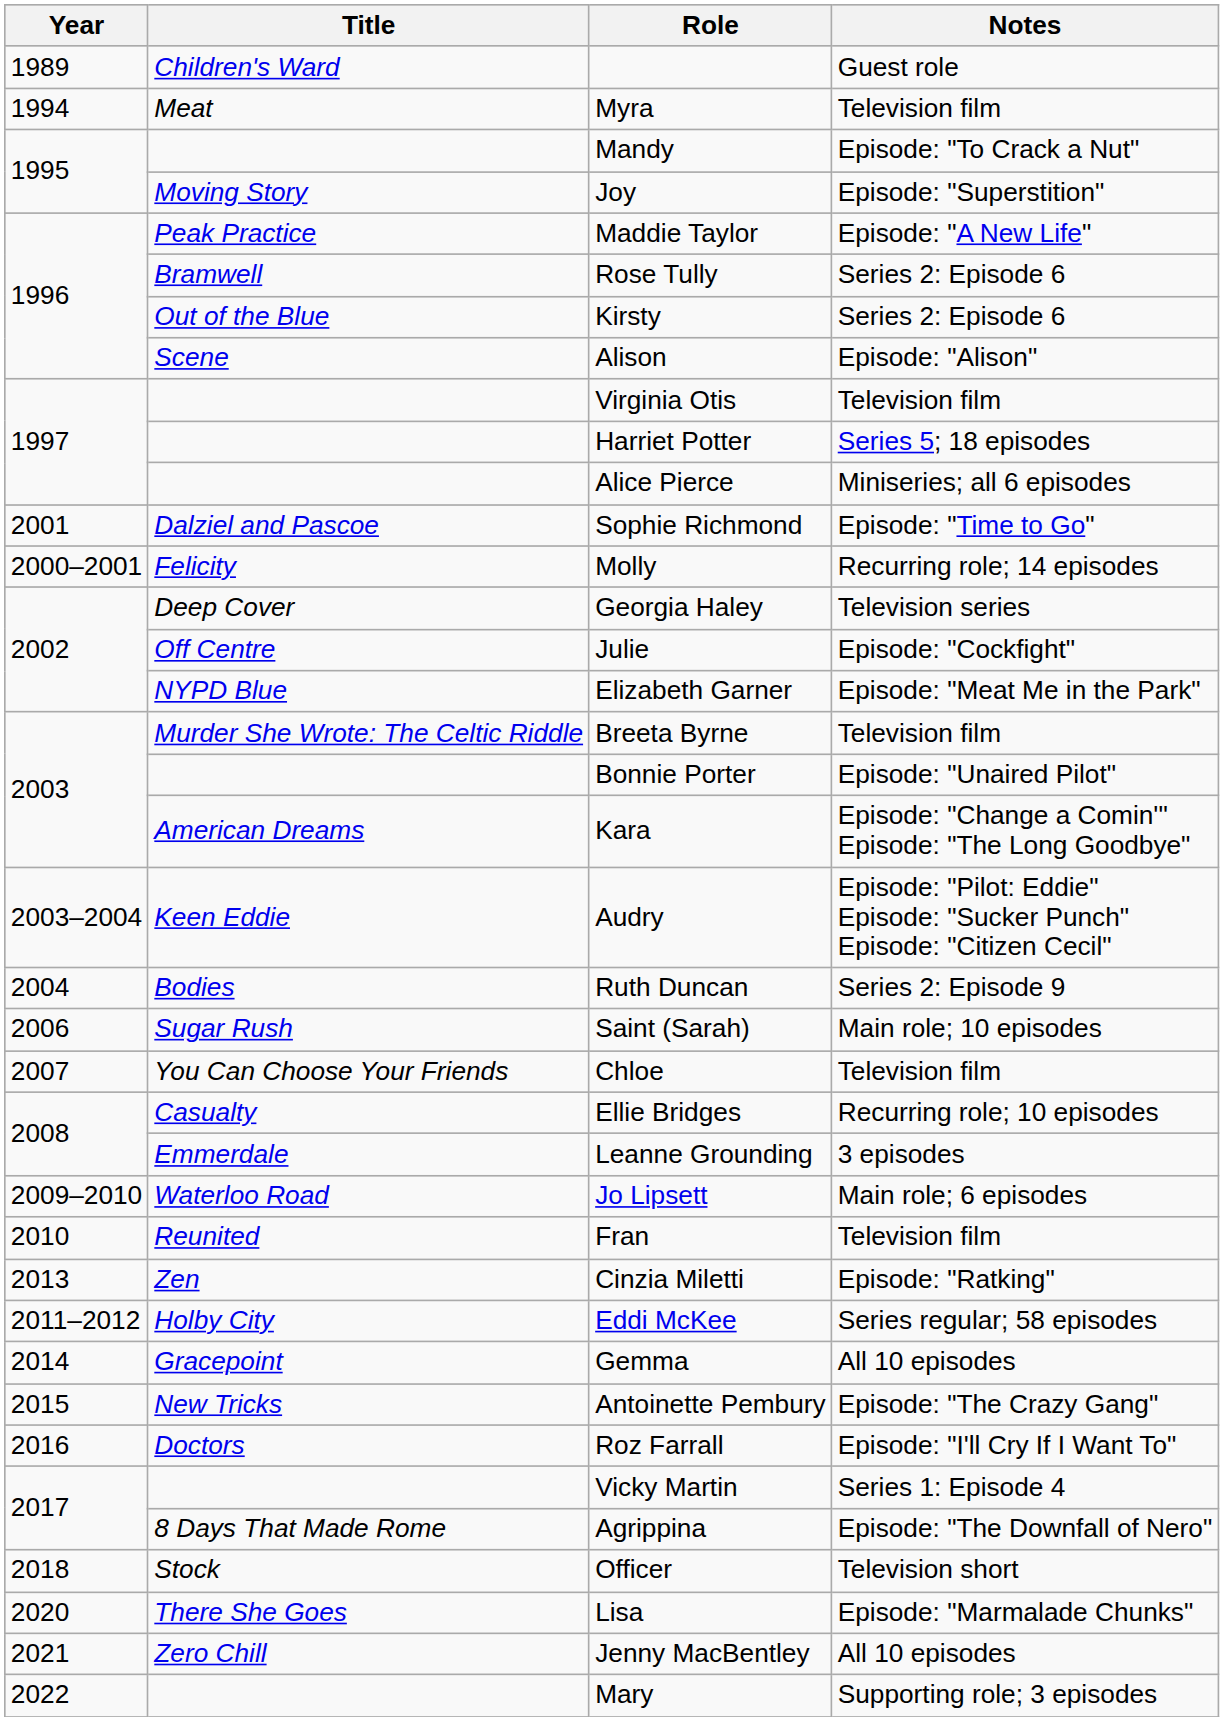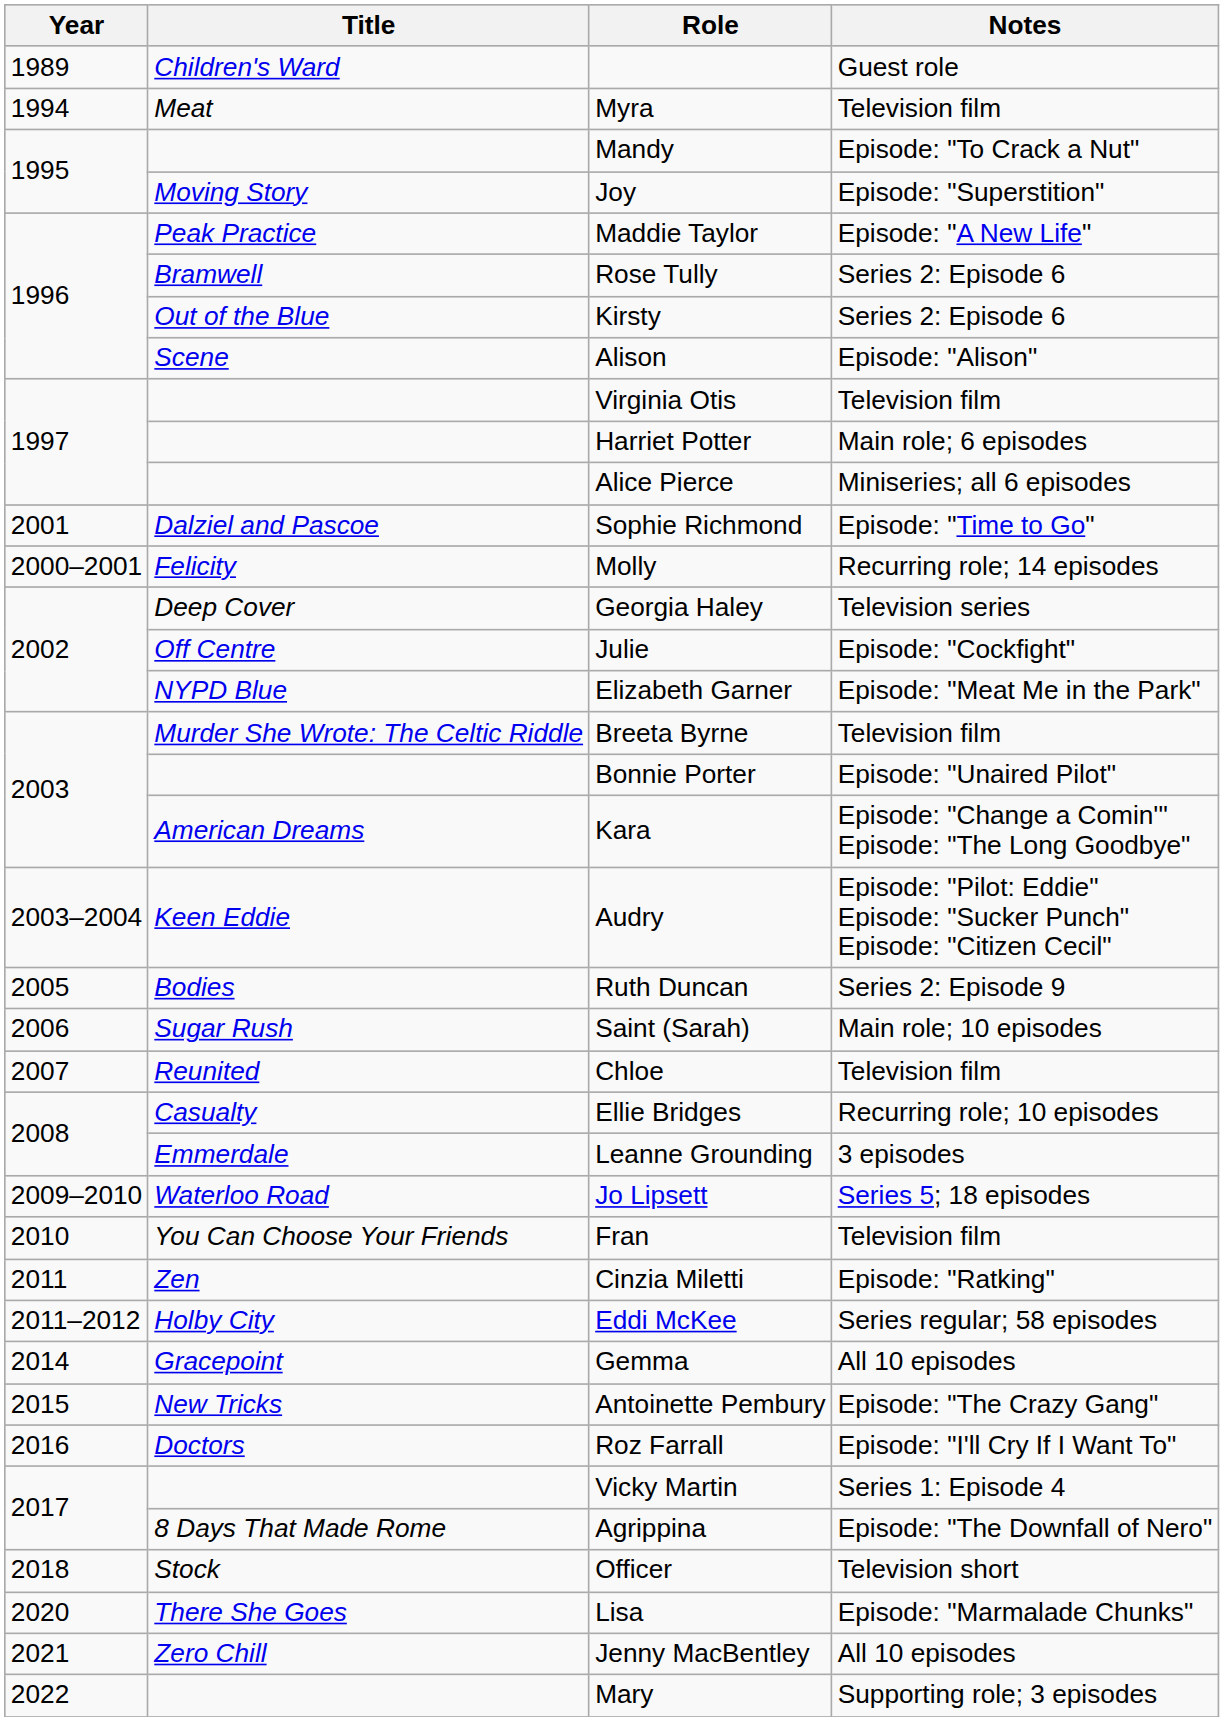(964, 441) Series 5; 18 episodes -> (962, 441) Main role; 6 episodes
(40, 987) 2004 -> (40, 987) 2005
(331, 1071) You Can Choose Your Friends -> (207, 1071) Reunited
(962, 1195) Main role; 6 episodes -> (964, 1195) Series 5; 18 episodes
(207, 1237) Reunited -> (331, 1237) You Can Choose Your Friends
(40, 1279) 2013 -> (39, 1279) 2011
